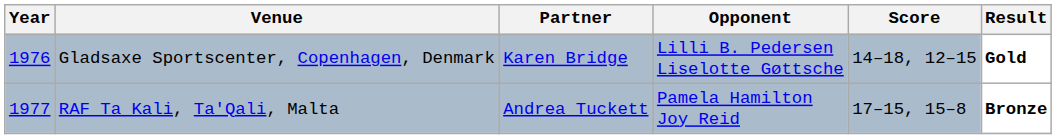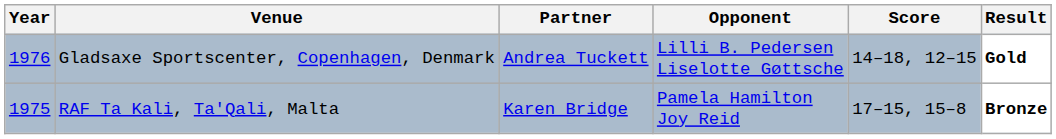(565, 58) Karen Bridge -> (576, 58) Andrea Tuckett
(30, 108) 1977 -> (30, 108) 1975
(576, 108) Andrea Tuckett -> (565, 108) Karen Bridge
